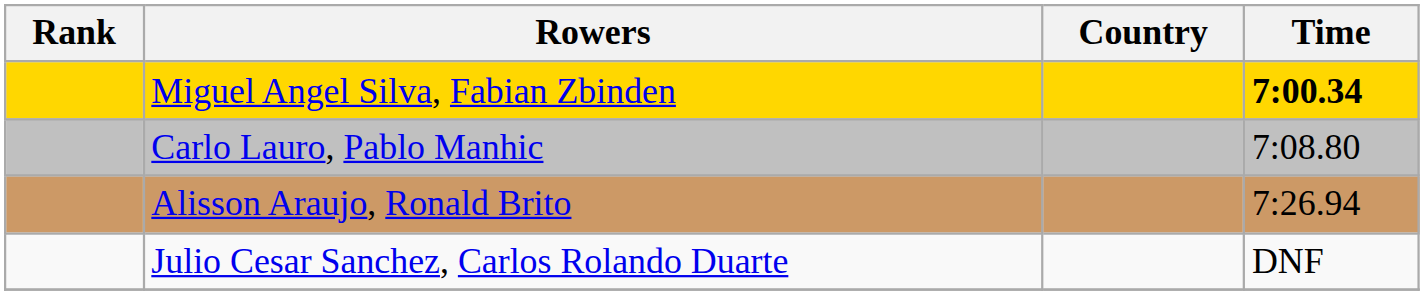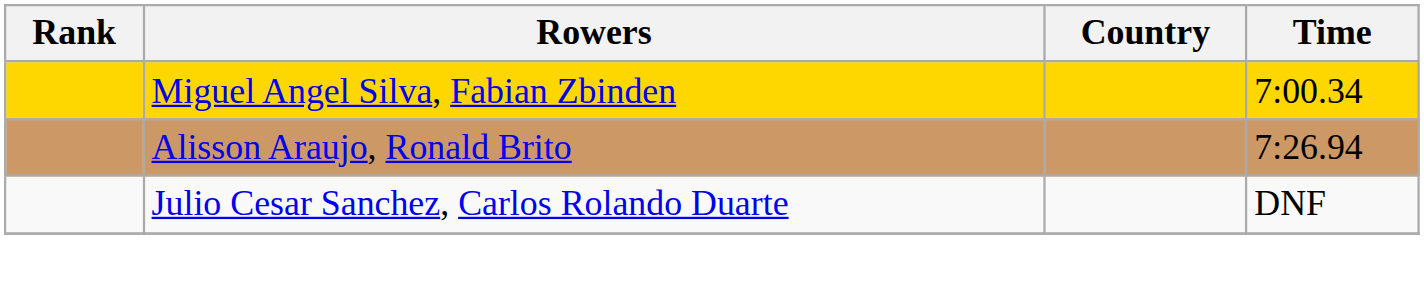(1307, 89) bold -> (1309, 89) normal
- row: (347, 146)
